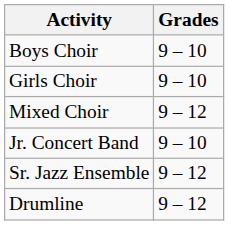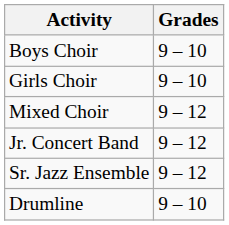(183, 142) 9 – 10 -> (183, 142) 9 – 12
(183, 204) 9 – 12 -> (183, 204) 9 – 10
